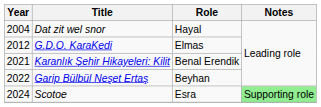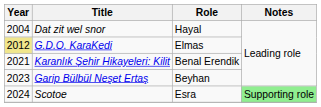(18, 45) no background -> (18, 45) khaki background
(18, 78) 2022 -> (18, 78) 2023
